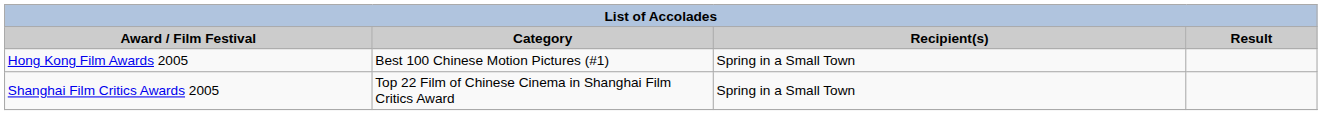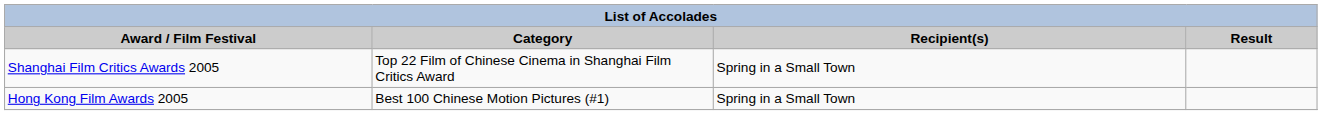rows swapped: (113, 90) <-> (98, 60)
